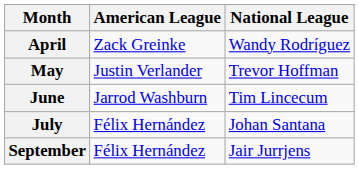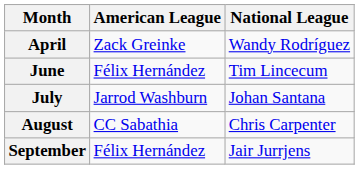- row: (47, 71)
(150, 97) Jarrod Washburn -> (149, 71) Félix Hernández
(149, 124) Félix Hernández -> (150, 97) Jarrod Washburn
+ row: (47, 124)
